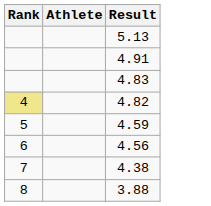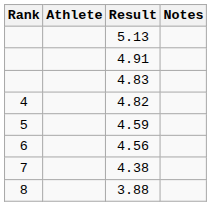+ column: (184, 15)
(24, 103) khaki background -> (24, 103) no background
